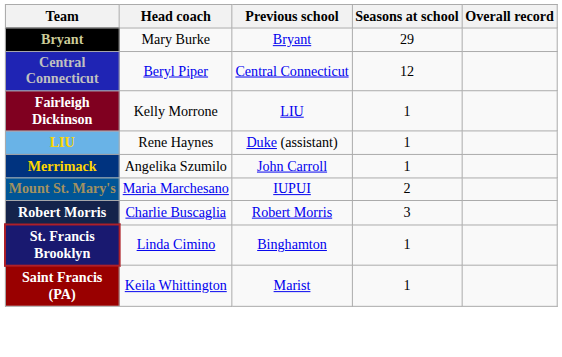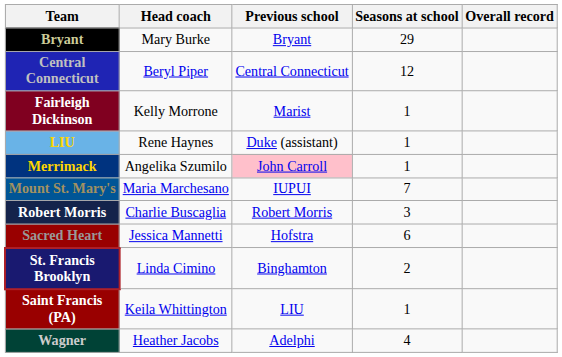(292, 111) LIU -> (292, 111) Marist
(292, 166) no background -> (292, 166) pink background
(407, 189) 2 -> (407, 189) 7
+ row: (62, 236)
(407, 245) 1 -> (407, 268) 2
(292, 286) Marist -> (292, 309) LIU
+ row: (62, 341)
